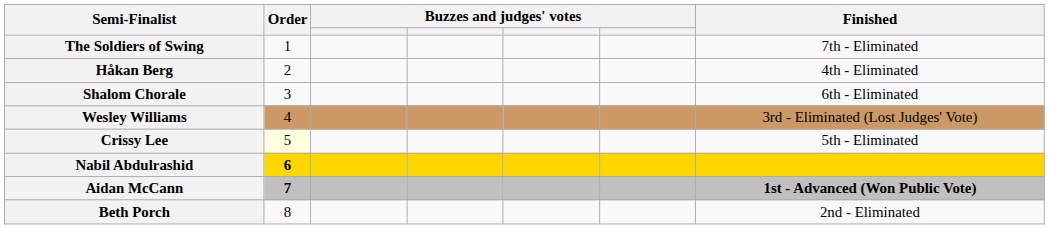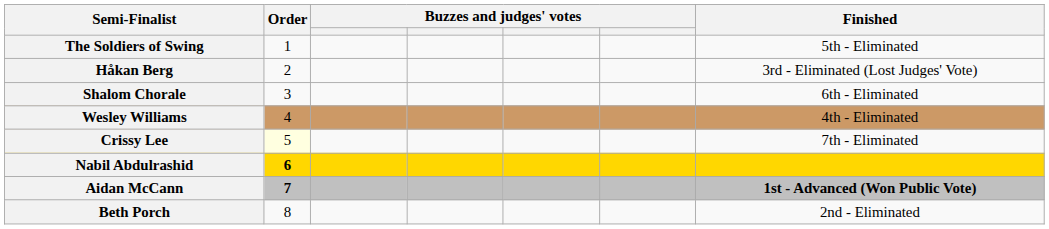(870, 46) 7th - Eliminated -> (870, 46) 5th - Eliminated
(870, 70) 4th - Eliminated -> (870, 70) 3rd - Eliminated (Lost Judges' Vote)
(870, 117) 3rd - Eliminated (Lost Judges' Vote) -> (870, 117) 4th - Eliminated
(870, 141) 5th - Eliminated -> (870, 141) 7th - Eliminated
